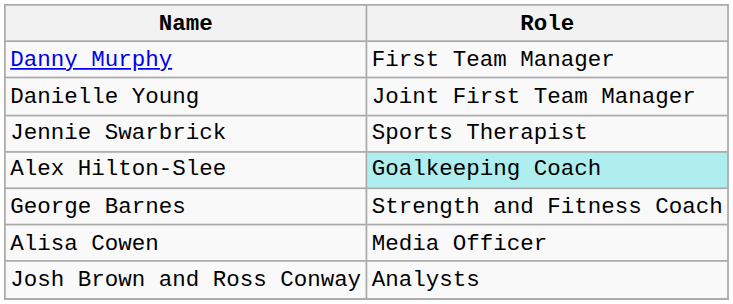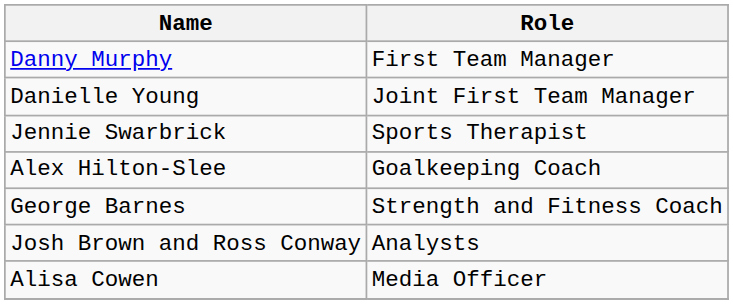(487, 170) paleturquoise background -> (487, 170) no background
rows swapped: (84, 243) <-> (186, 280)
